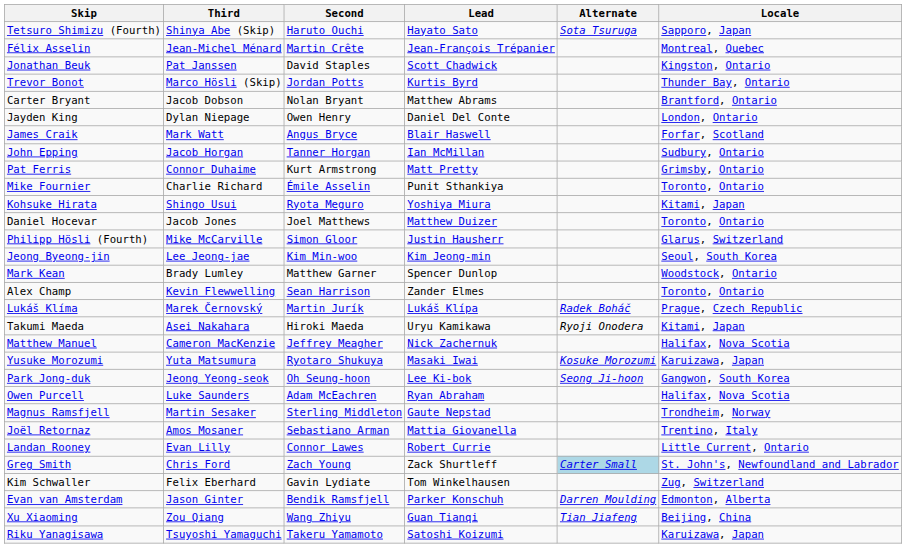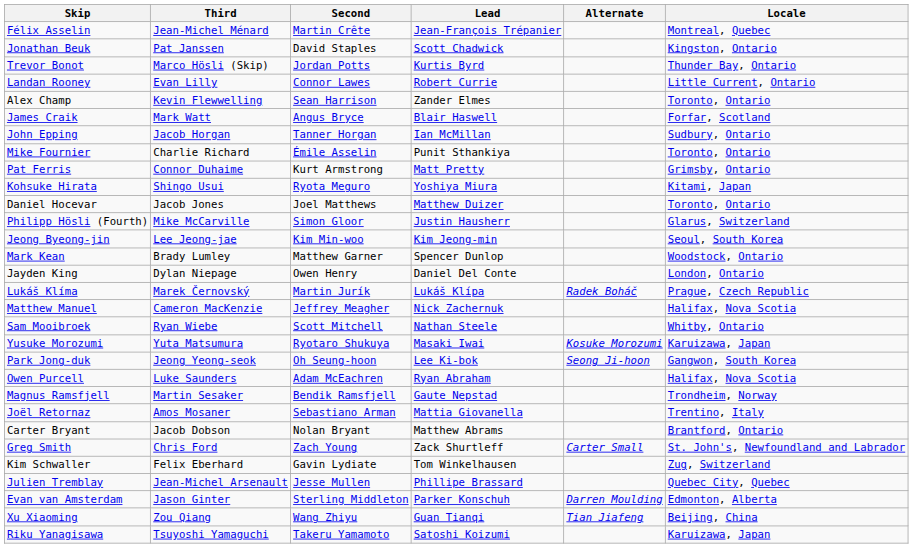- row: (84, 30)
rows swapped: (49, 100) <-> (49, 447)
rows swapped: (39, 291) <-> (42, 117)
rows swapped: (39, 169) <-> (49, 187)
- row: (45, 326)
+ row: (49, 326)
(344, 413) Sterling Middleton -> (344, 395) Bendik Ramsfjell
(598, 465) lightblue background -> (605, 447) no background
+ row: (55, 482)
(338, 500) Bendik Ramsfjell -> (351, 500) Sterling Middleton
